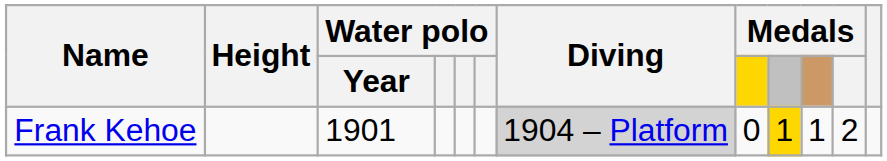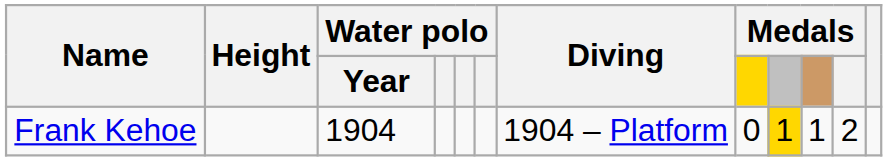(361, 131) 1901 -> (361, 131) 1904
(616, 131) lightgrey background -> (616, 131) no background
